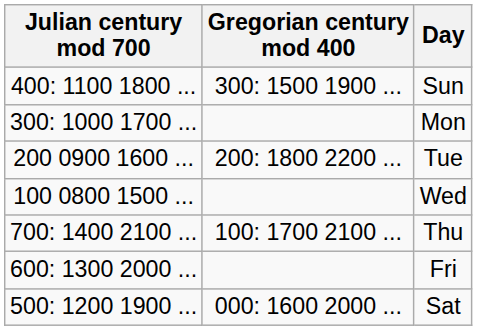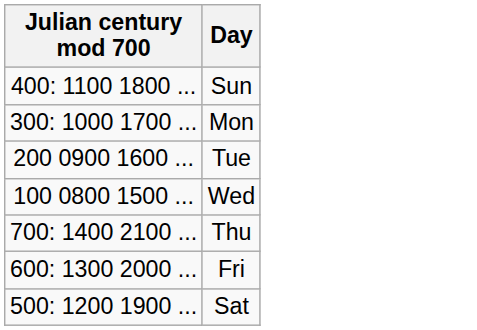- column: (308, 35)
